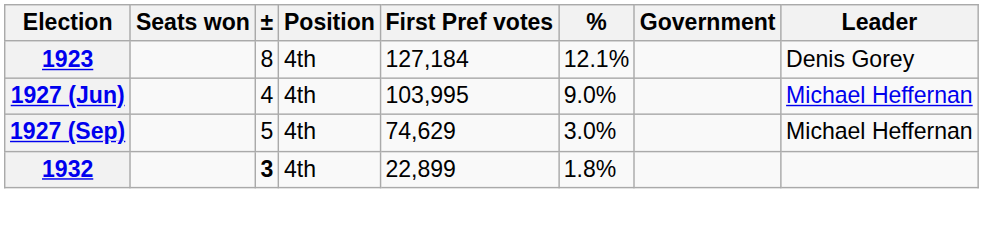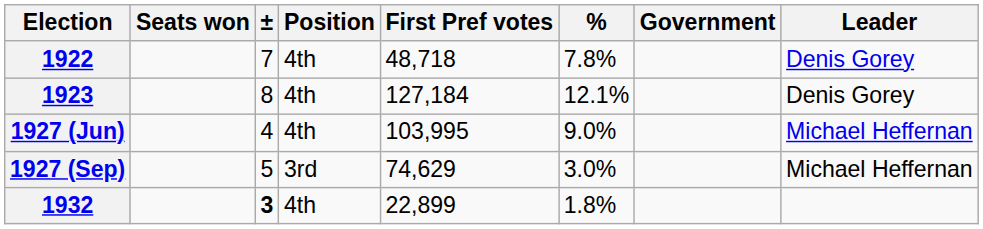+ row: (68, 59)
(300, 132) 4th -> (301, 168) 3rd
